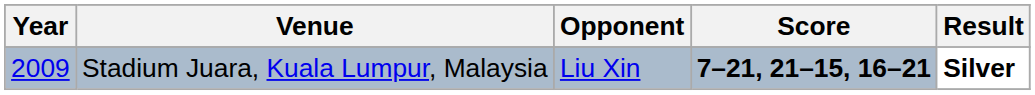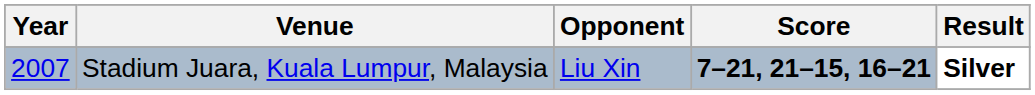(40, 68) 2009 -> (40, 68) 2007
